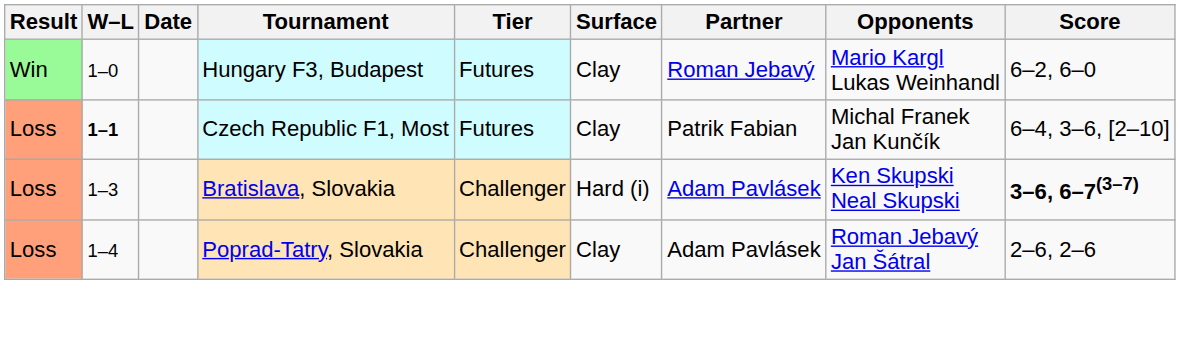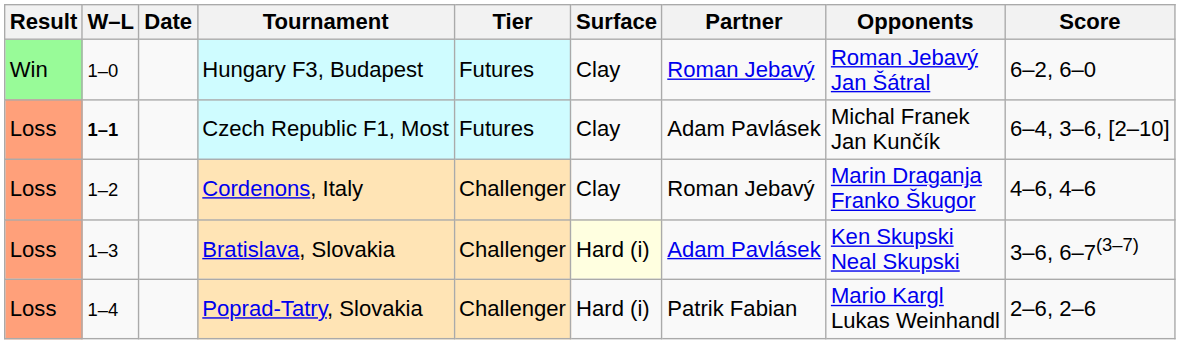(915, 69) Mario Kargl Lukas Weinhandl -> (905, 69) Roman Jebavý Jan Šátral
(732, 129) Patrik Fabian -> (744, 129) Adam Pavlásek
+ row: (283, 189)
(613, 189) no background -> (613, 249) lightyellow background
(1074, 189) bold -> (1074, 249) normal
(598, 249) Clay -> (613, 308) Hard (i)
(744, 249) Adam Pavlásek -> (732, 308) Patrik Fabian
(905, 249) Roman Jebavý Jan Šátral -> (915, 308) Mario Kargl Lukas Weinhandl
